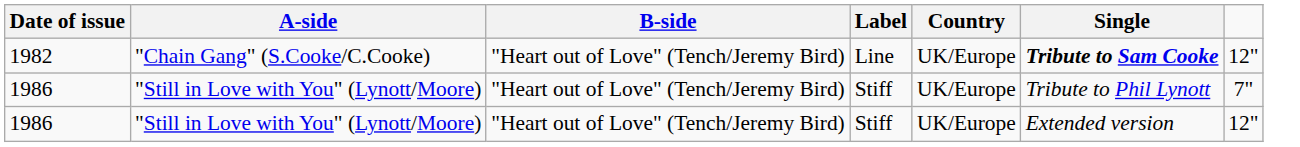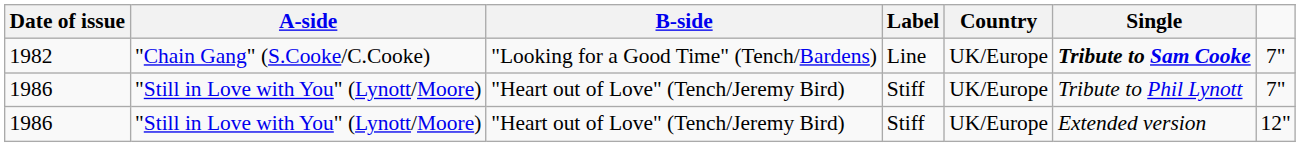(668, 55) "Heart out of Love" (Tench/Jeremy Bird) -> (684, 55) "Looking for a Good Time" (Tench/Bardens)
(1243, 55) 12" -> (1276, 55) 7"
